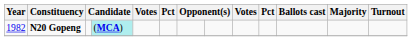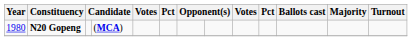(16, 28) 1982 -> (16, 28) 1980
(108, 28) paleturquoise background -> (108, 28) no background
